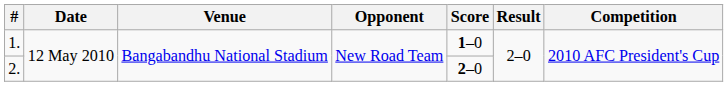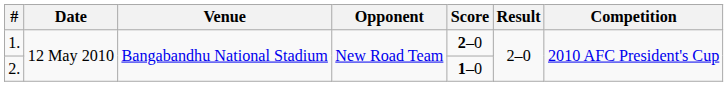(470, 42) 1–0 -> (470, 42) 2–0
(470, 68) 2–0 -> (470, 68) 1–0
